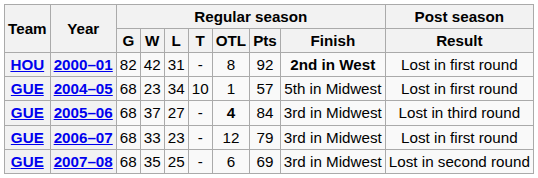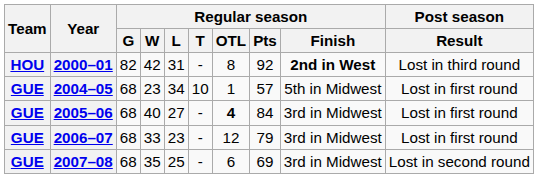(459, 65) Lost in first round -> (459, 65) Lost in third round
(152, 113) 37 -> (152, 113) 40
(459, 113) Lost in third round -> (459, 113) Lost in first round
